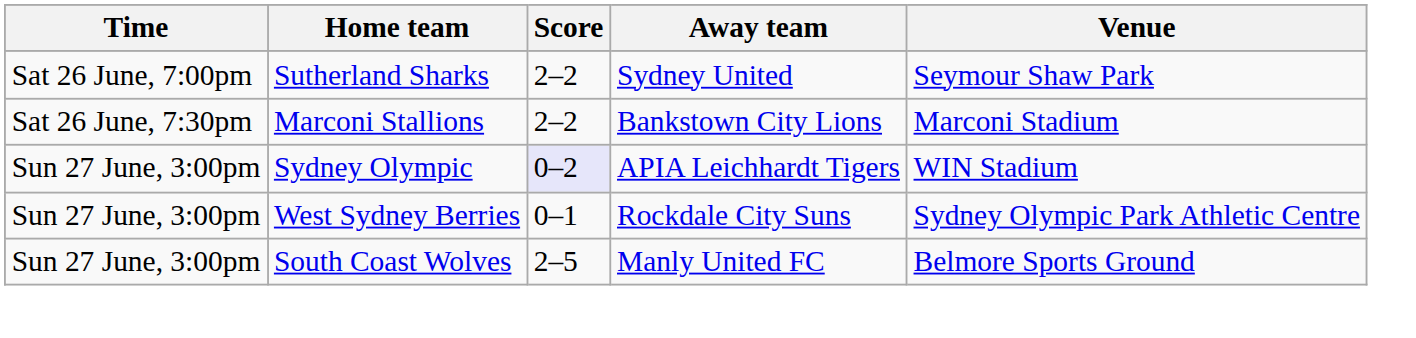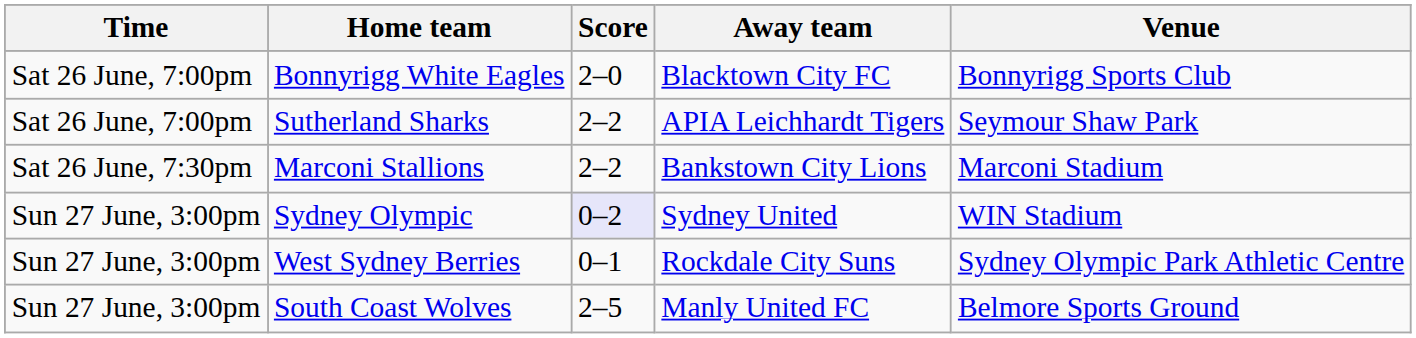+ row: (419, 74)
(705, 74) Sydney United -> (803, 121) APIA Leichhardt Tigers
(758, 167) APIA Leichhardt Tigers -> (749, 214) Sydney United
